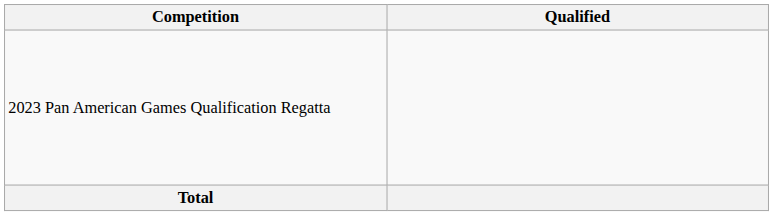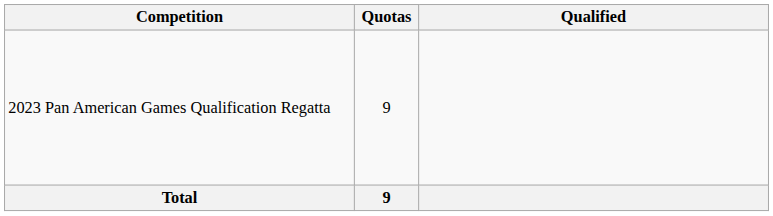+ column: (386, 17)
